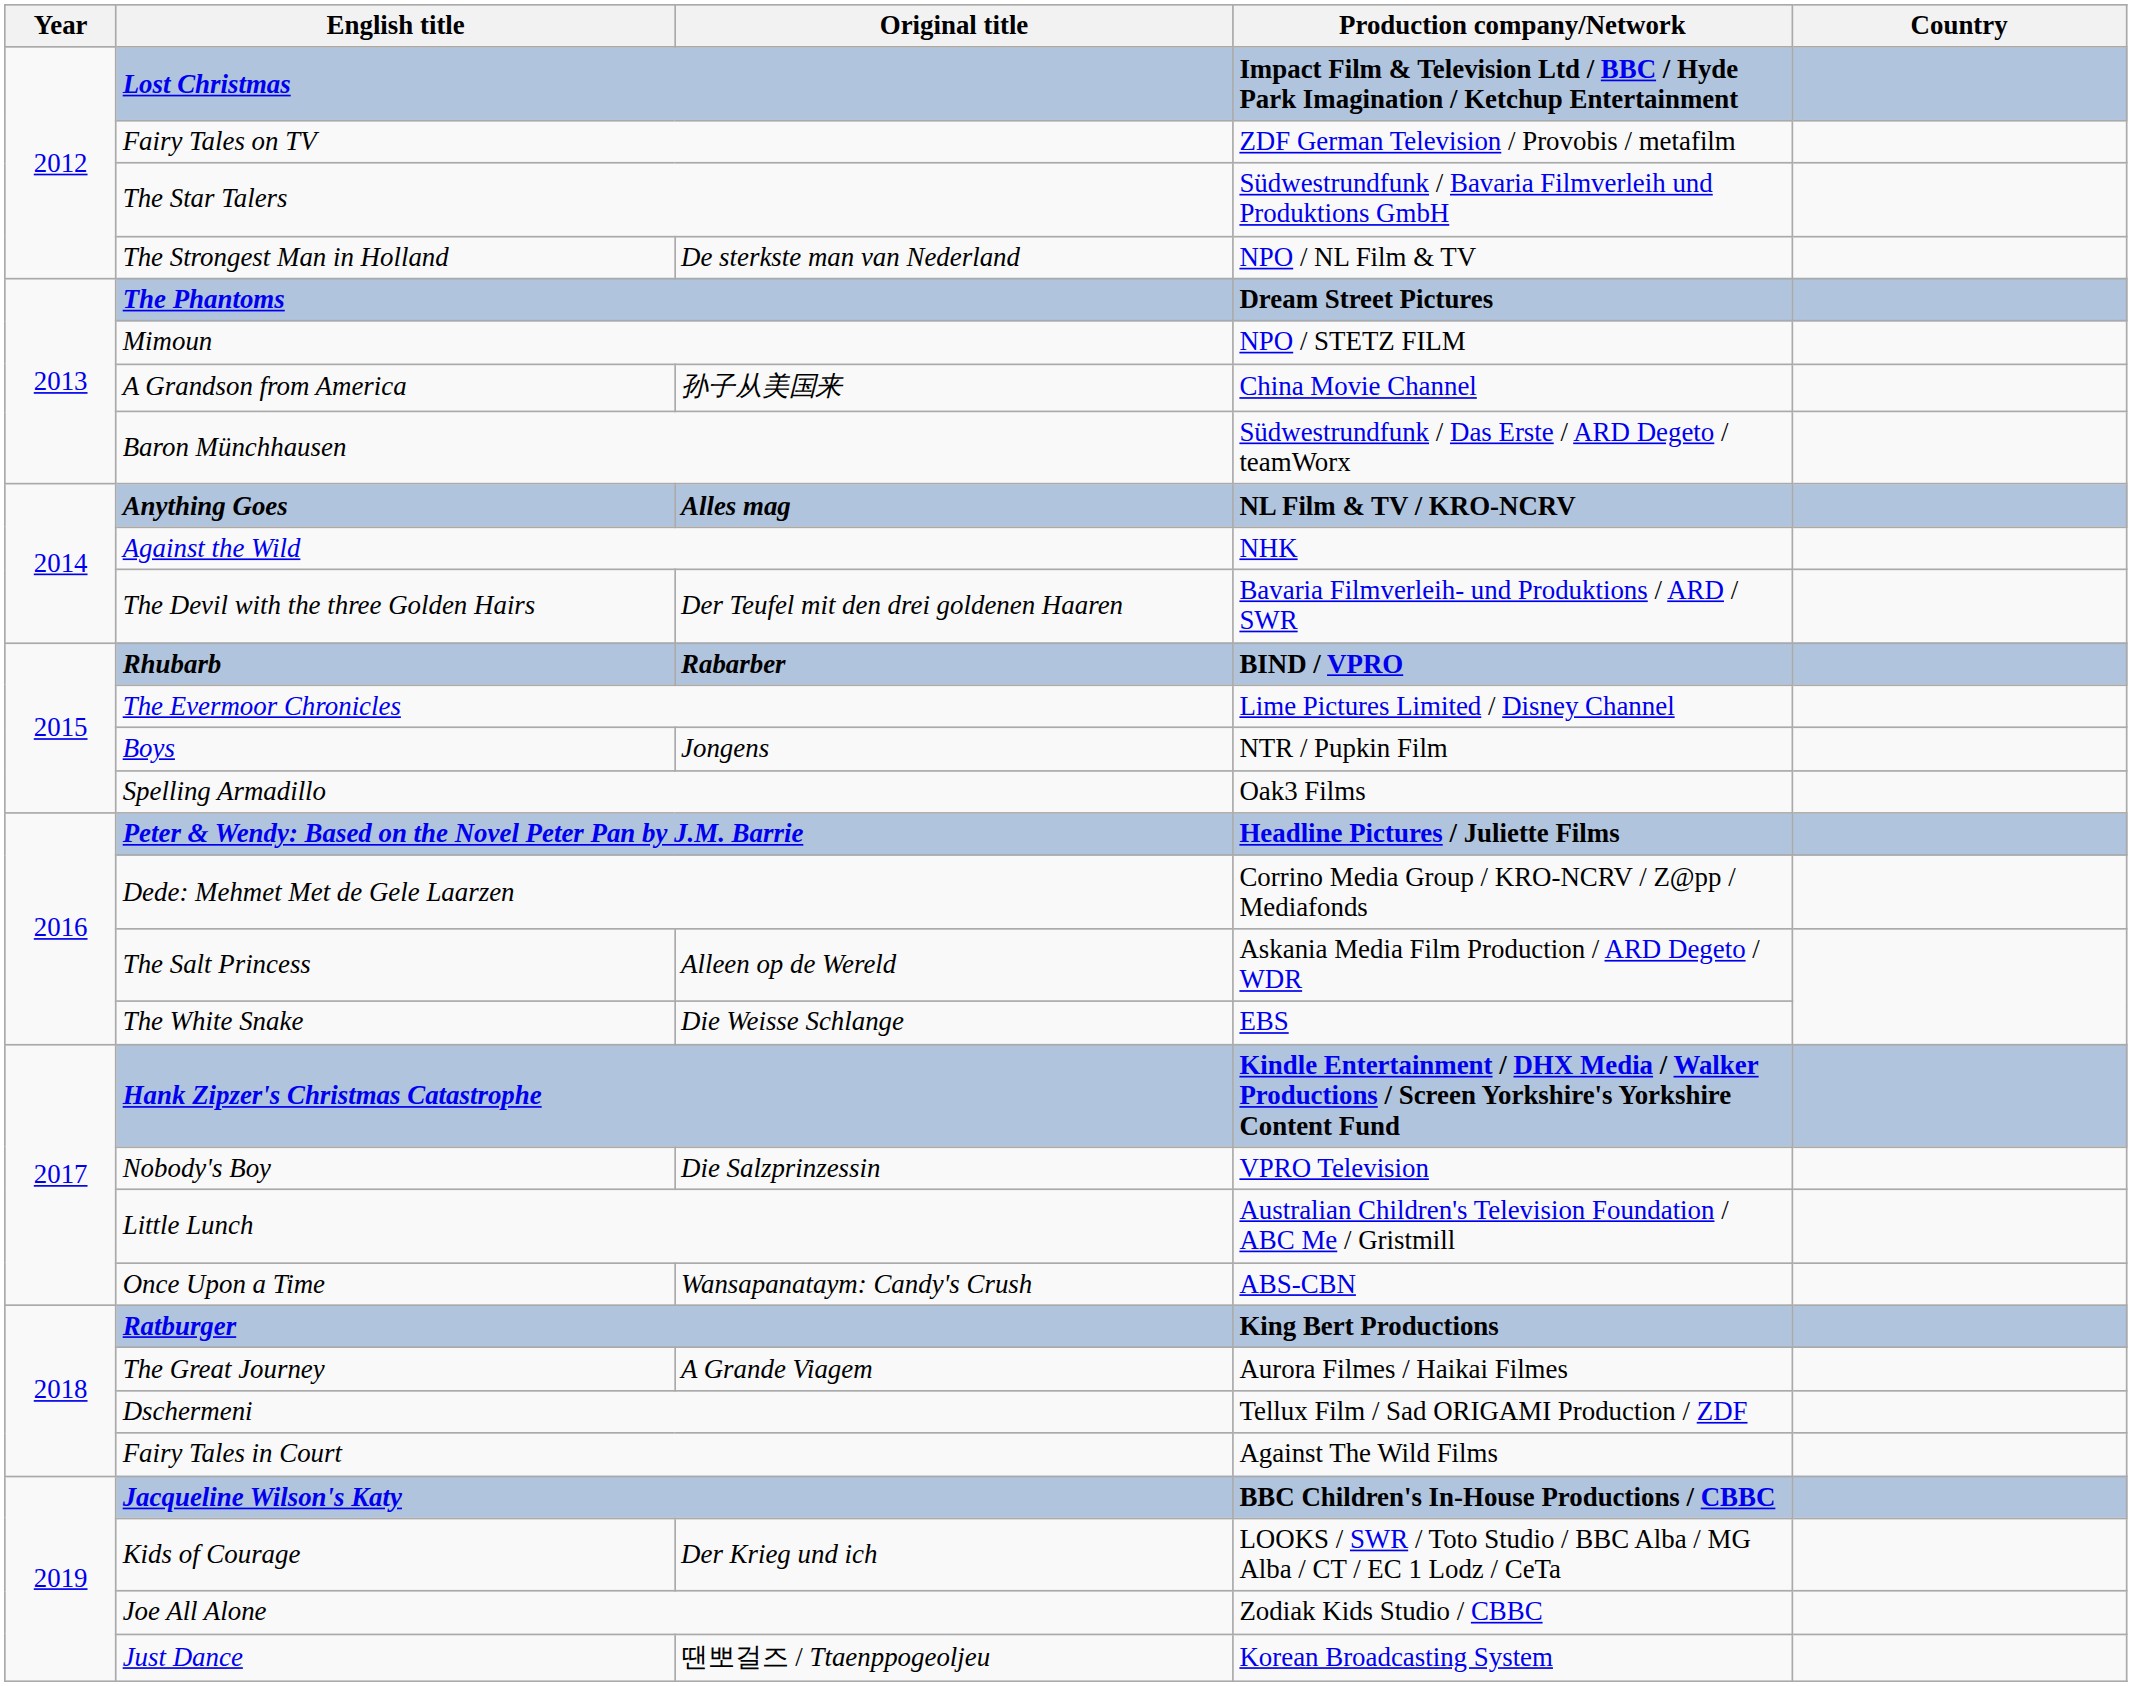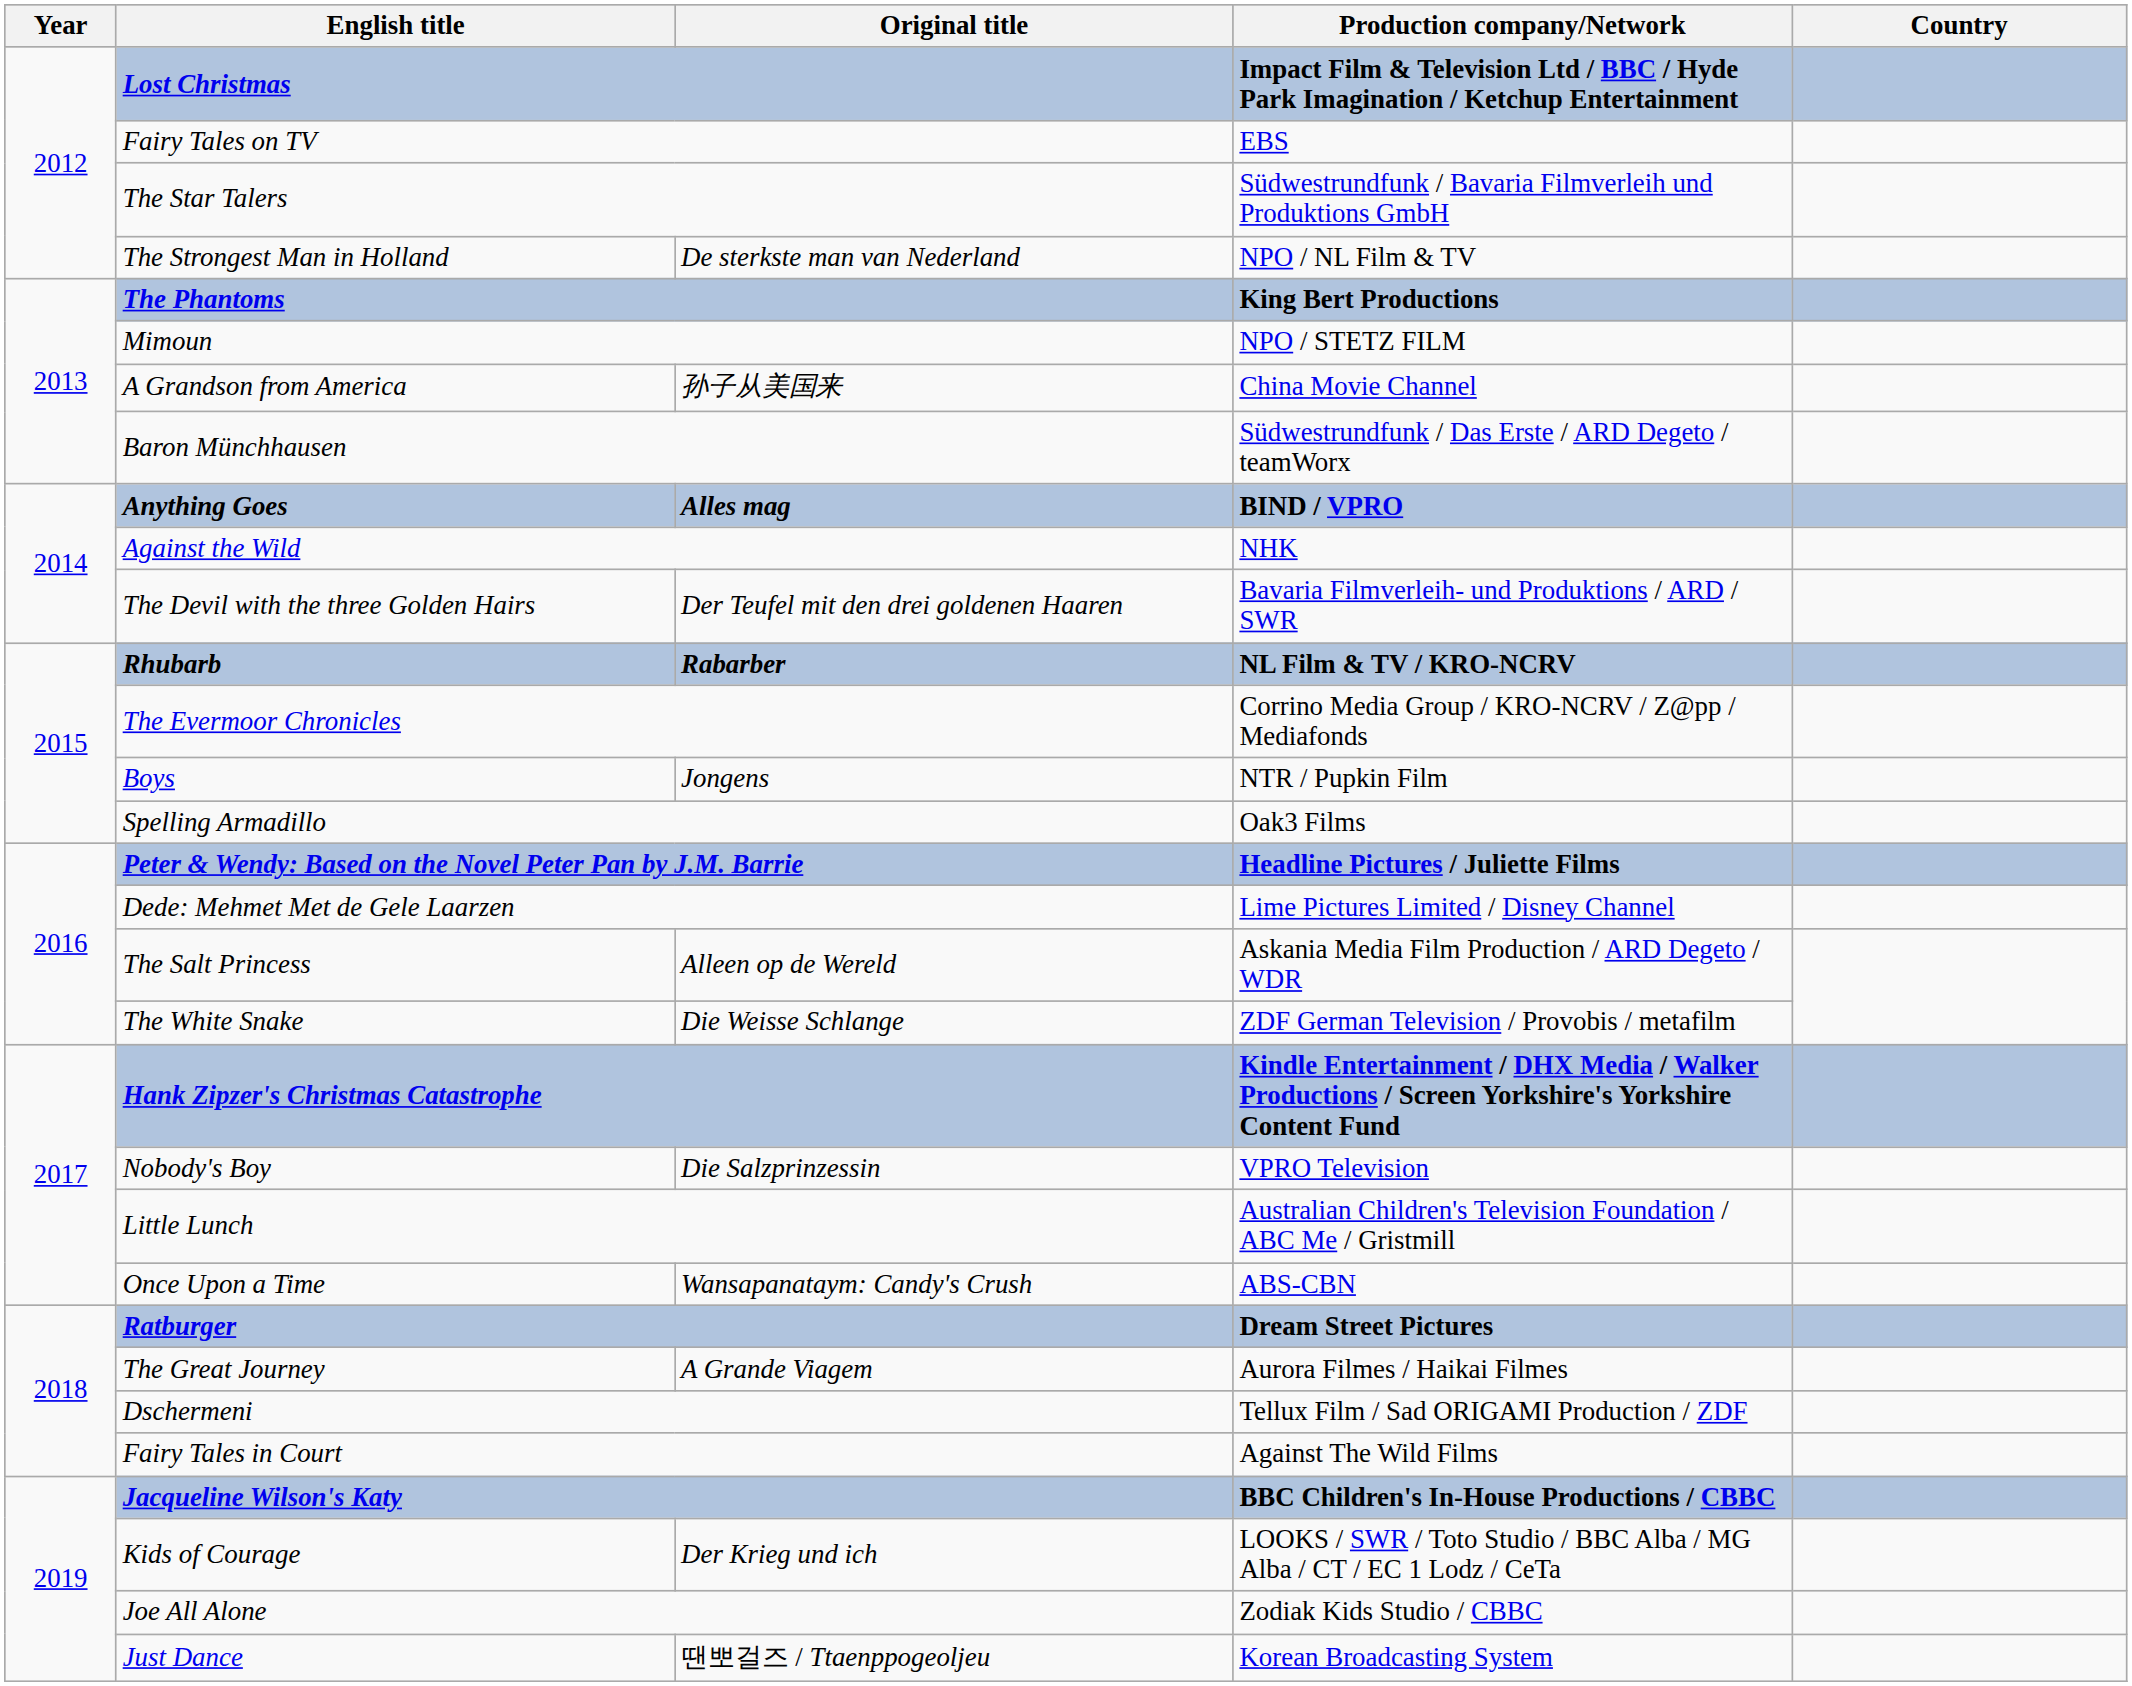(1488, 141) ZDF German Television / Provobis / metafilm -> (1264, 141) EBS
(1366, 299) Dream Street Pictures -> (1369, 299) King Bert Productions
(1408, 505) NL Film & TV / KRO-NCRV -> (1321, 505) BIND / VPRO
(1321, 663) BIND / VPRO -> (1408, 663) NL Film & TV / KRO-NCRV
(1457, 706) Lime Pictures Limited / Disney Channel -> (1488, 721) Corrino Media Group / KRO-NCRV / Z@pp / Mediafonds
(1488, 891) Corrino Media Group / KRO-NCRV / Z@pp / Mediafonds -> (1457, 906) Lime Pictures Limited / Disney Channel
(1264, 1022) EBS -> (1488, 1022) ZDF German Television / Provobis / metafilm
(1369, 1326) King Bert Productions -> (1366, 1326) Dream Street Pictures
